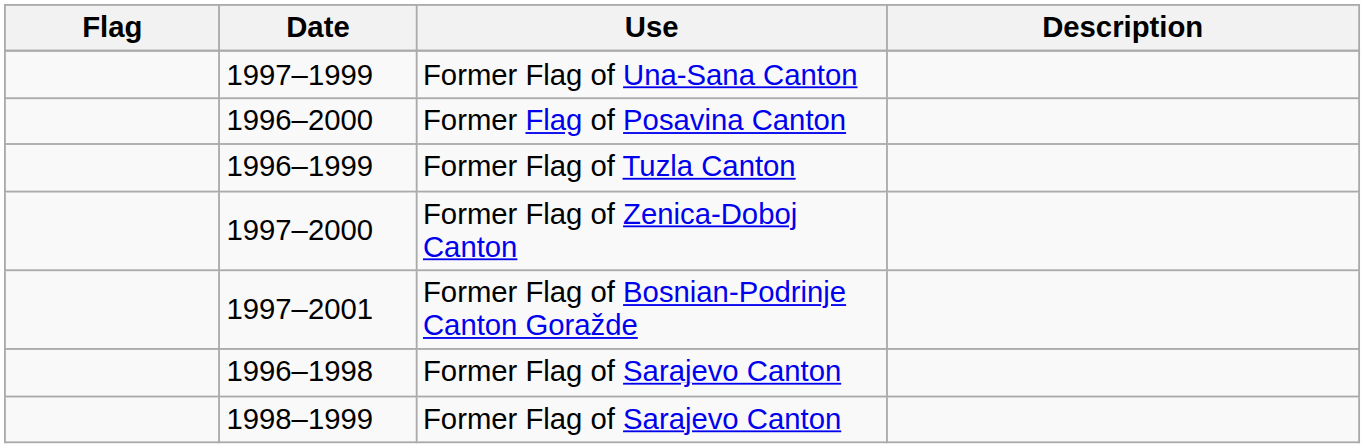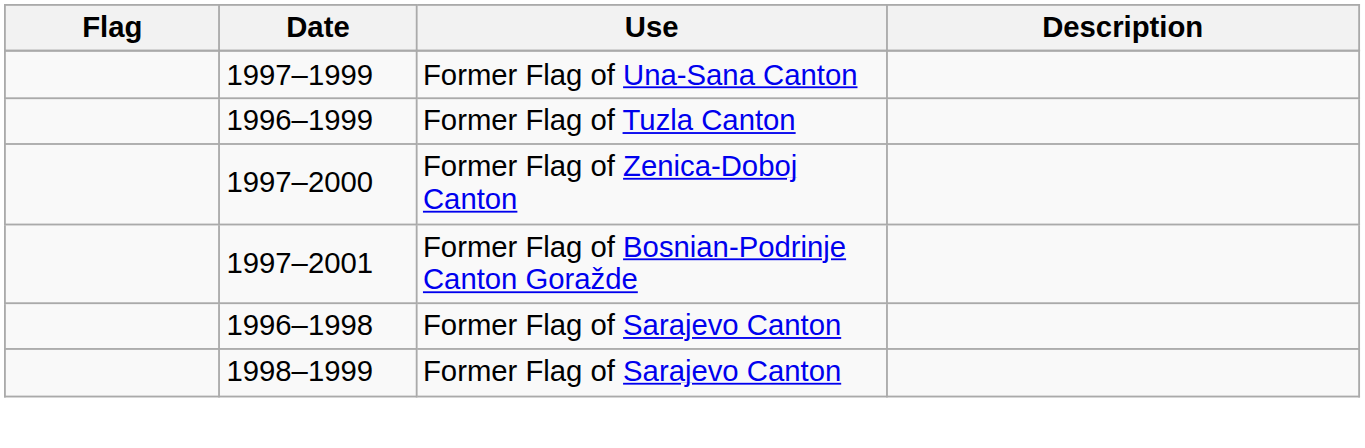- row: (300, 120)
